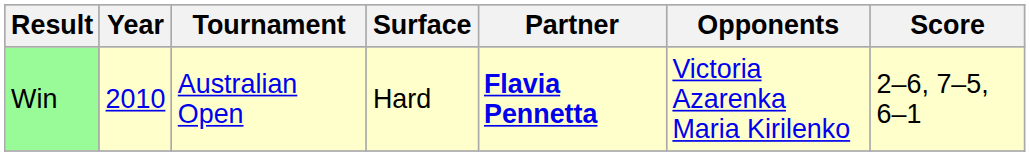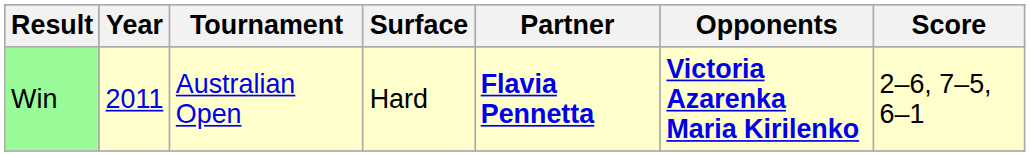(135, 98) 2010 -> (134, 98) 2011
(761, 98) normal -> (763, 98) bold
